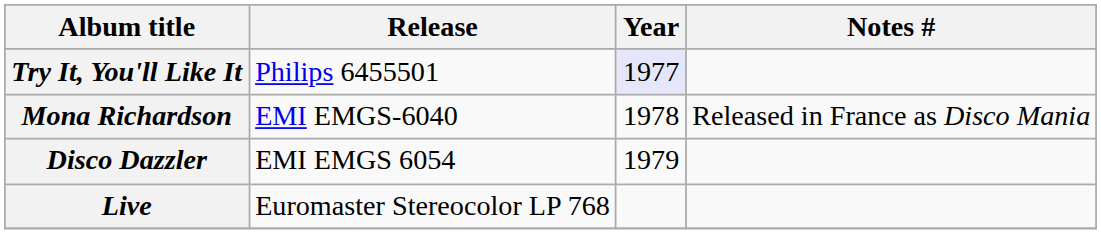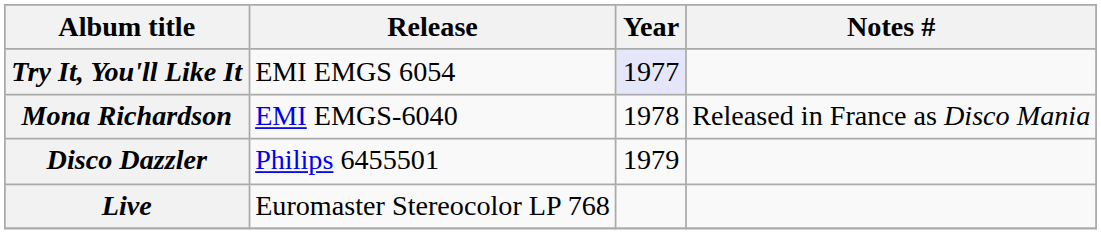(347, 71) Philips 6455501 -> (355, 71) EMI EMGS 6054
(355, 160) EMI EMGS 6054 -> (347, 160) Philips 6455501
